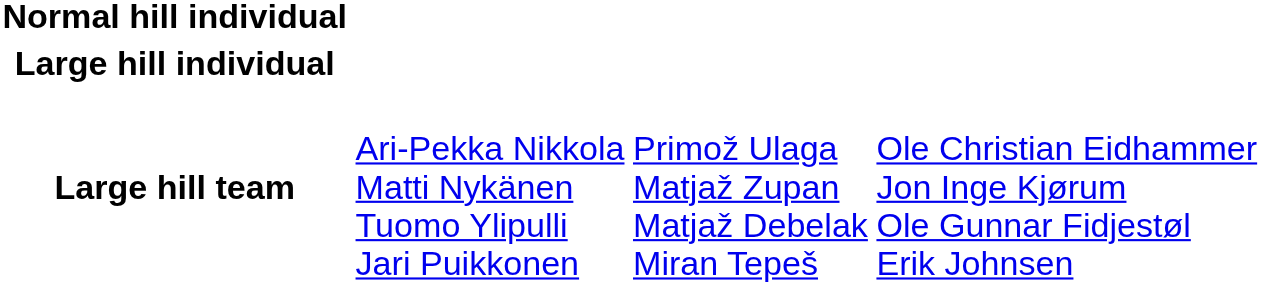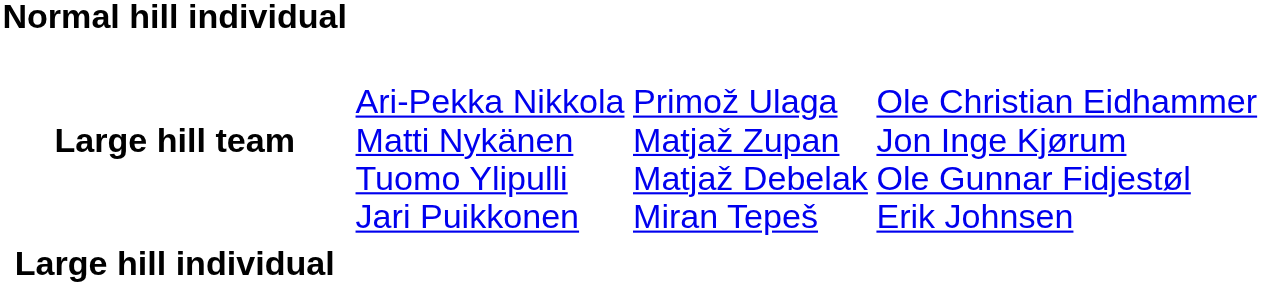rows swapped: (175, 63) <-> (175, 187)
